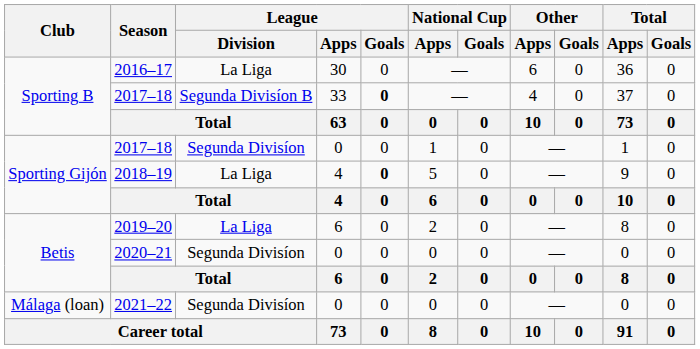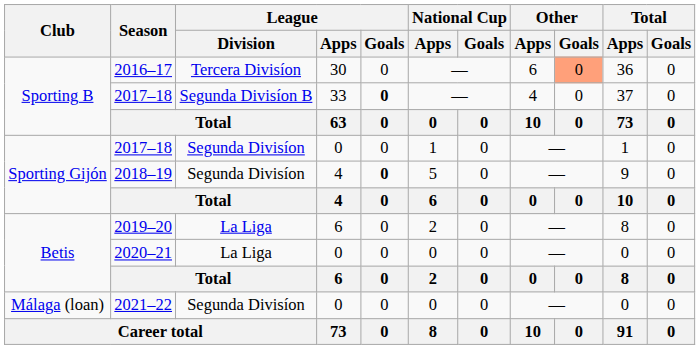(246, 69) La Liga -> (246, 69) Tercera Divisíon
(579, 69) no background -> (579, 69) lightsalmon background
(246, 174) La Liga -> (246, 174) Segunda Divisíon
(246, 252) Segunda Divisíon -> (246, 252) La Liga
